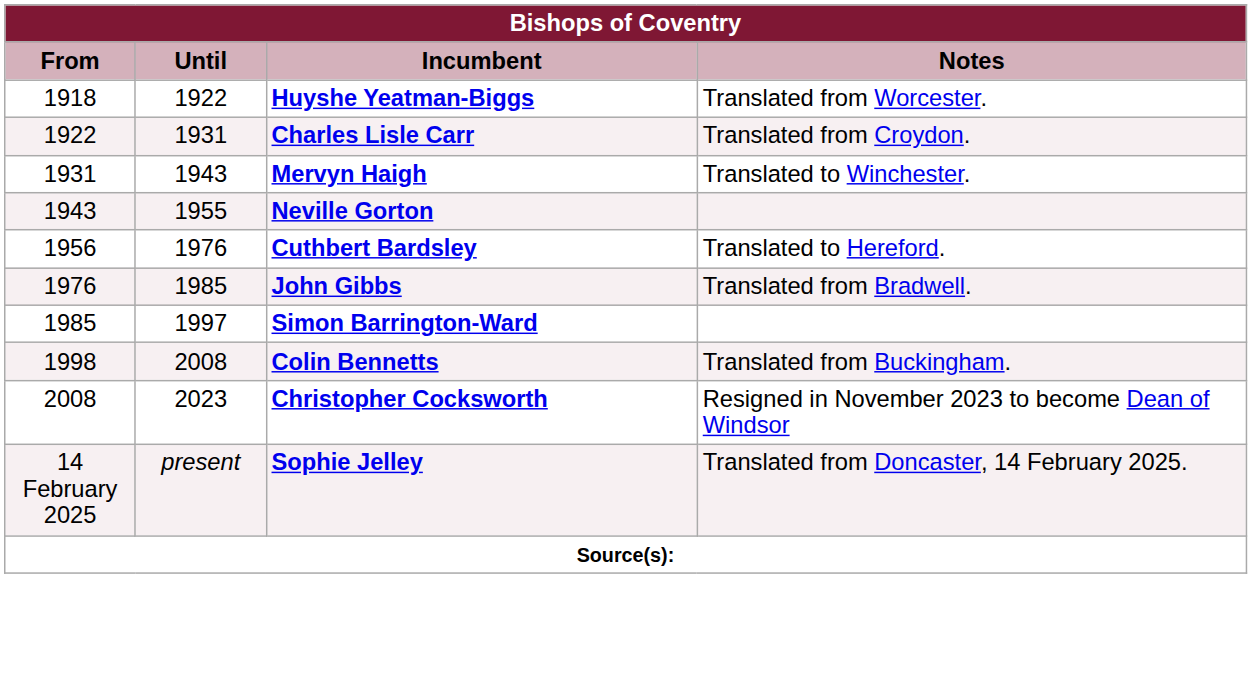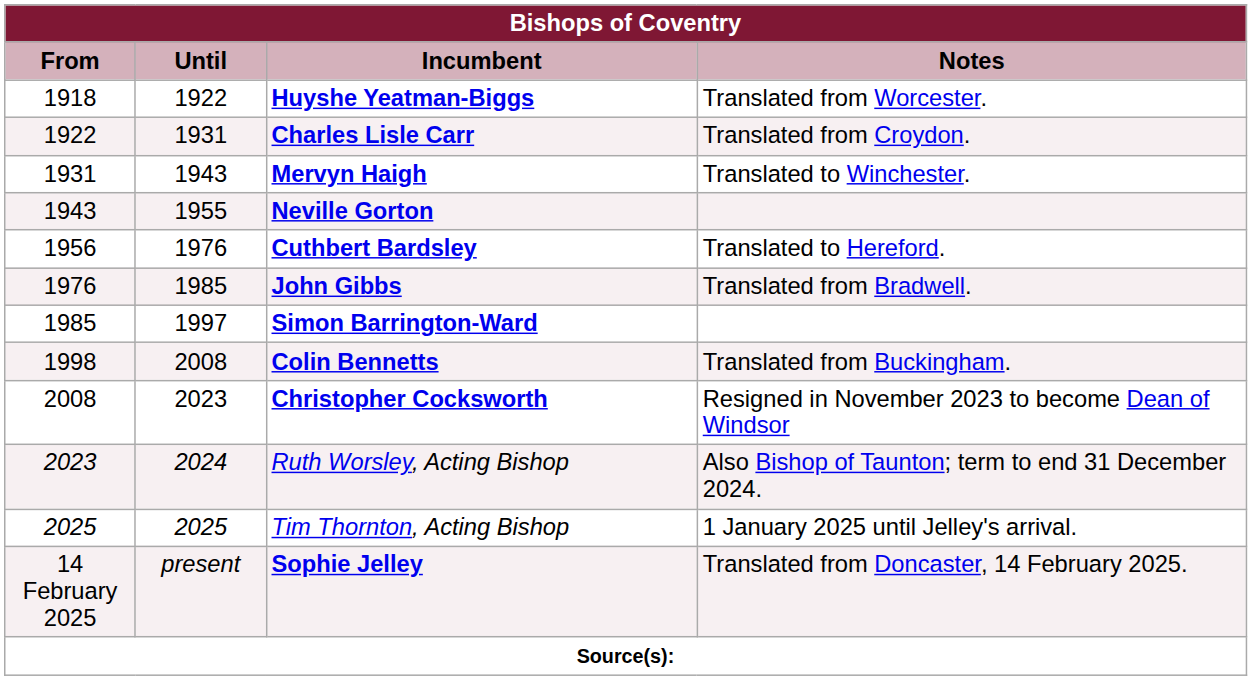+ row: (420, 463)
+ row: (420, 527)
